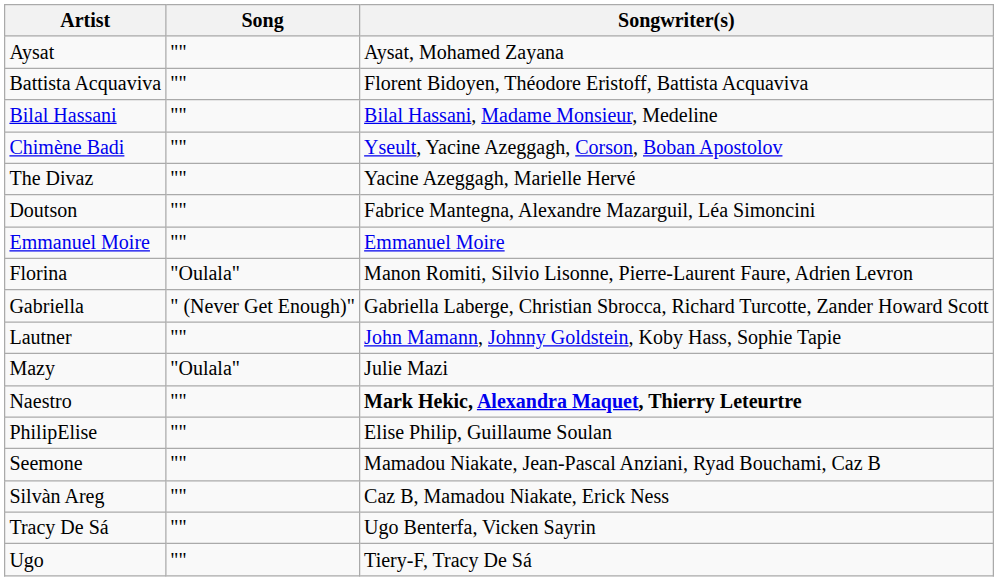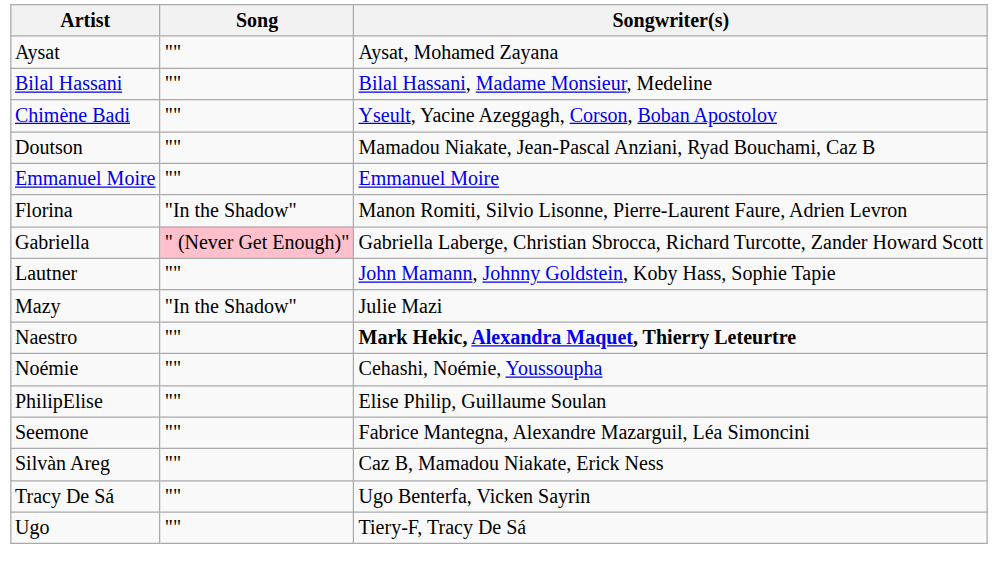- row: (85, 83)
- row: (51, 178)
(590, 210) Fabrice Mantegna, Alexandre Mazarguil, Léa Simoncini -> (617, 147) Mamadou Niakate, Jean-Pascal Anziani, Ryad Bouchami, Caz B
(205, 274) "Oulala" -> (231, 210) "In the Shadow"
(263, 305) no background -> (257, 242) pink background
(205, 369) "Oulala" -> (231, 305) "In the Shadow"
+ row: (47, 369)
(623, 464) Mamadou Niakate, Jean-Pascal Anziani, Ryad Bouchami, Caz B -> (584, 432) Fabrice Mantegna, Alexandre Mazarguil, Léa Simoncini
